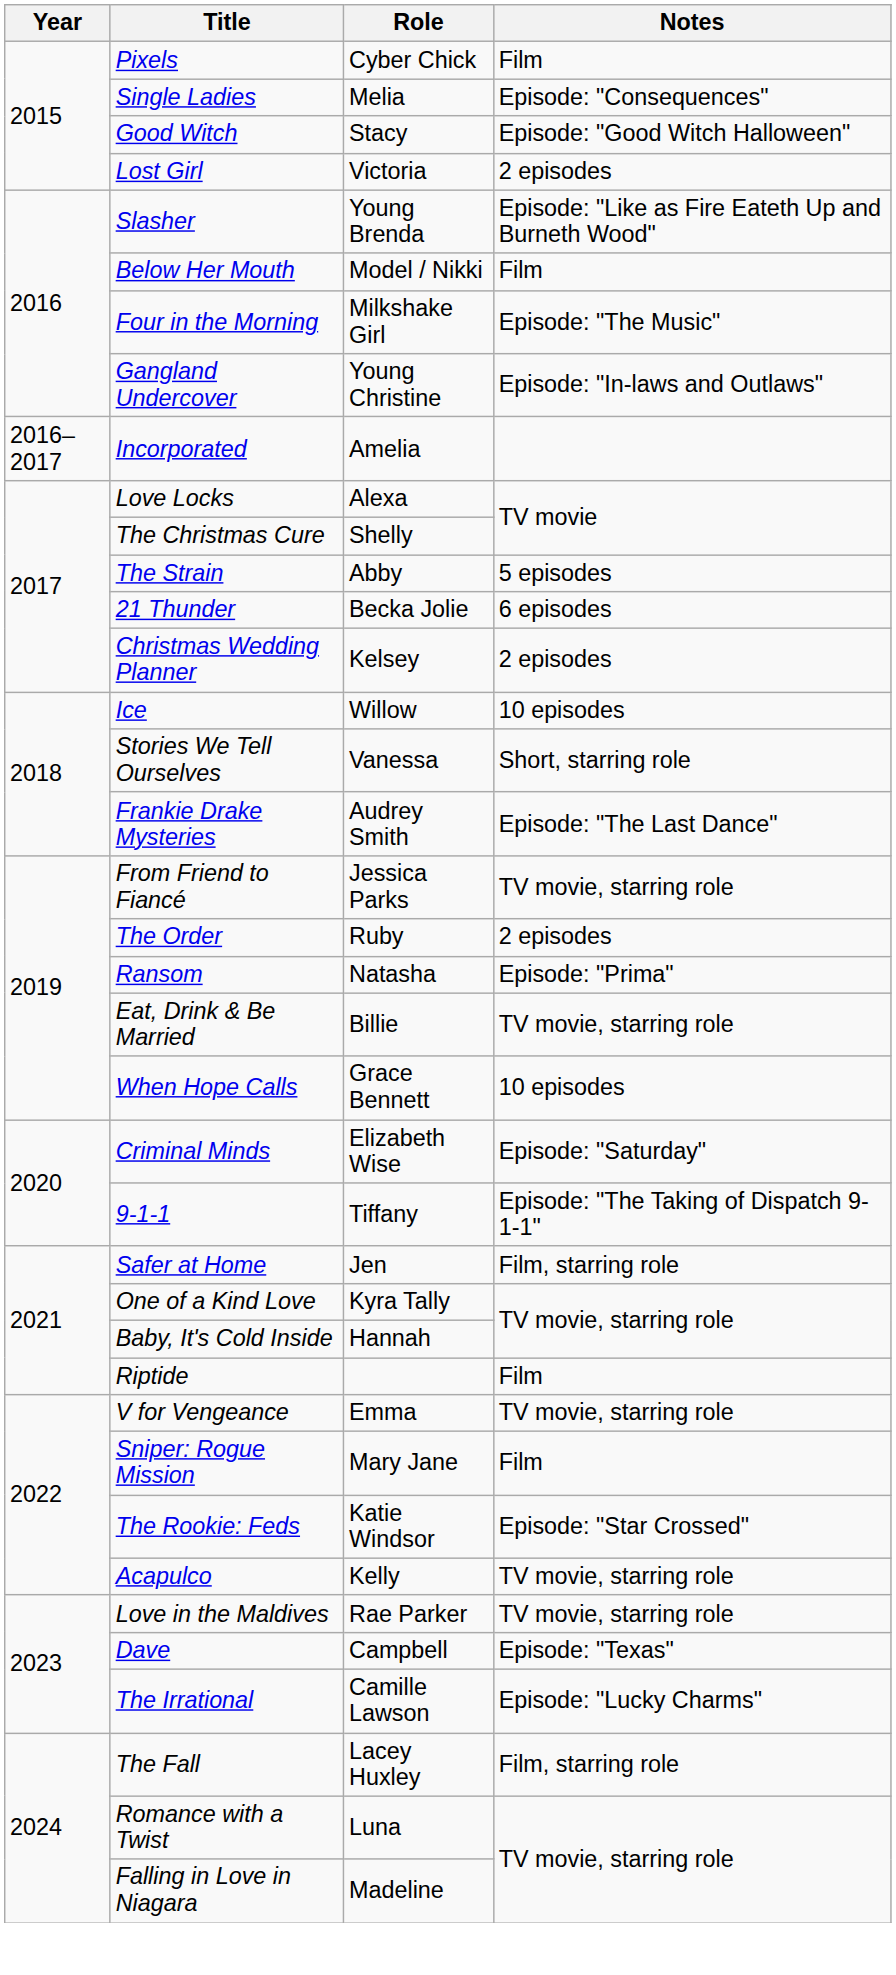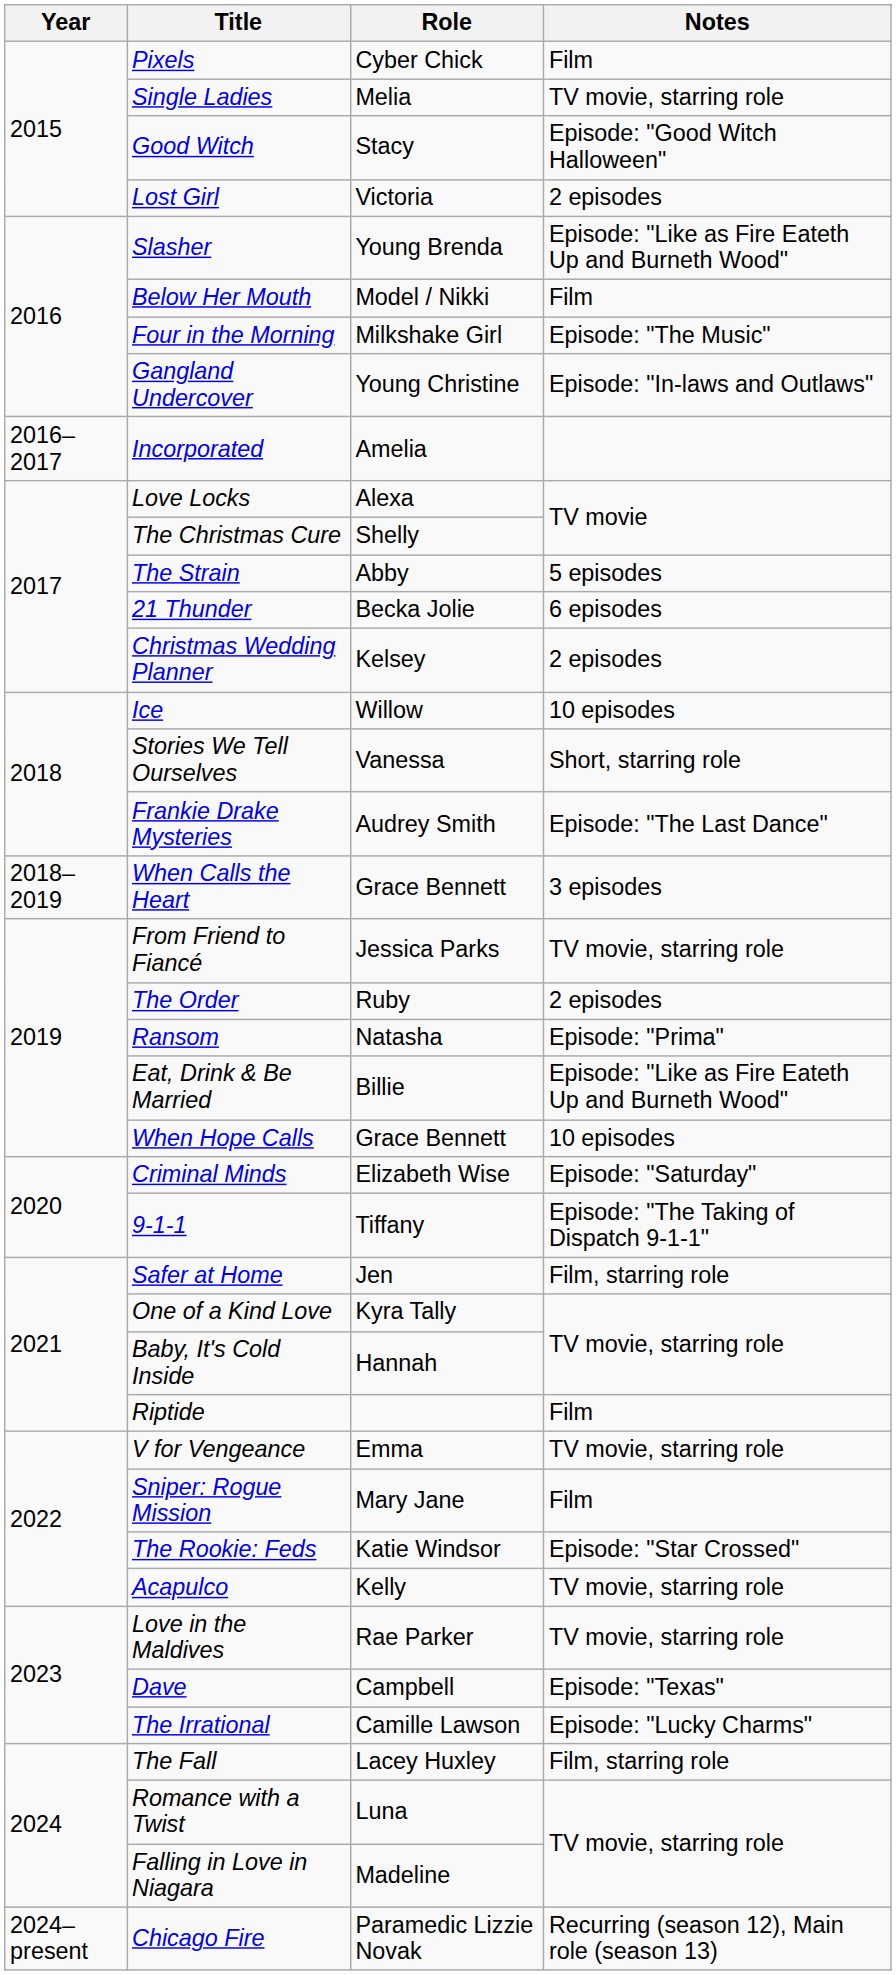(634, 97) Episode: "Consequences" -> (666, 97) TV movie, starring role
+ row: (211, 886)
(616, 1024) TV movie, starring role -> (699, 1087) Episode: "Like as Fire Eateth Up and Burneth Wood"
+ row: (198, 1938)
